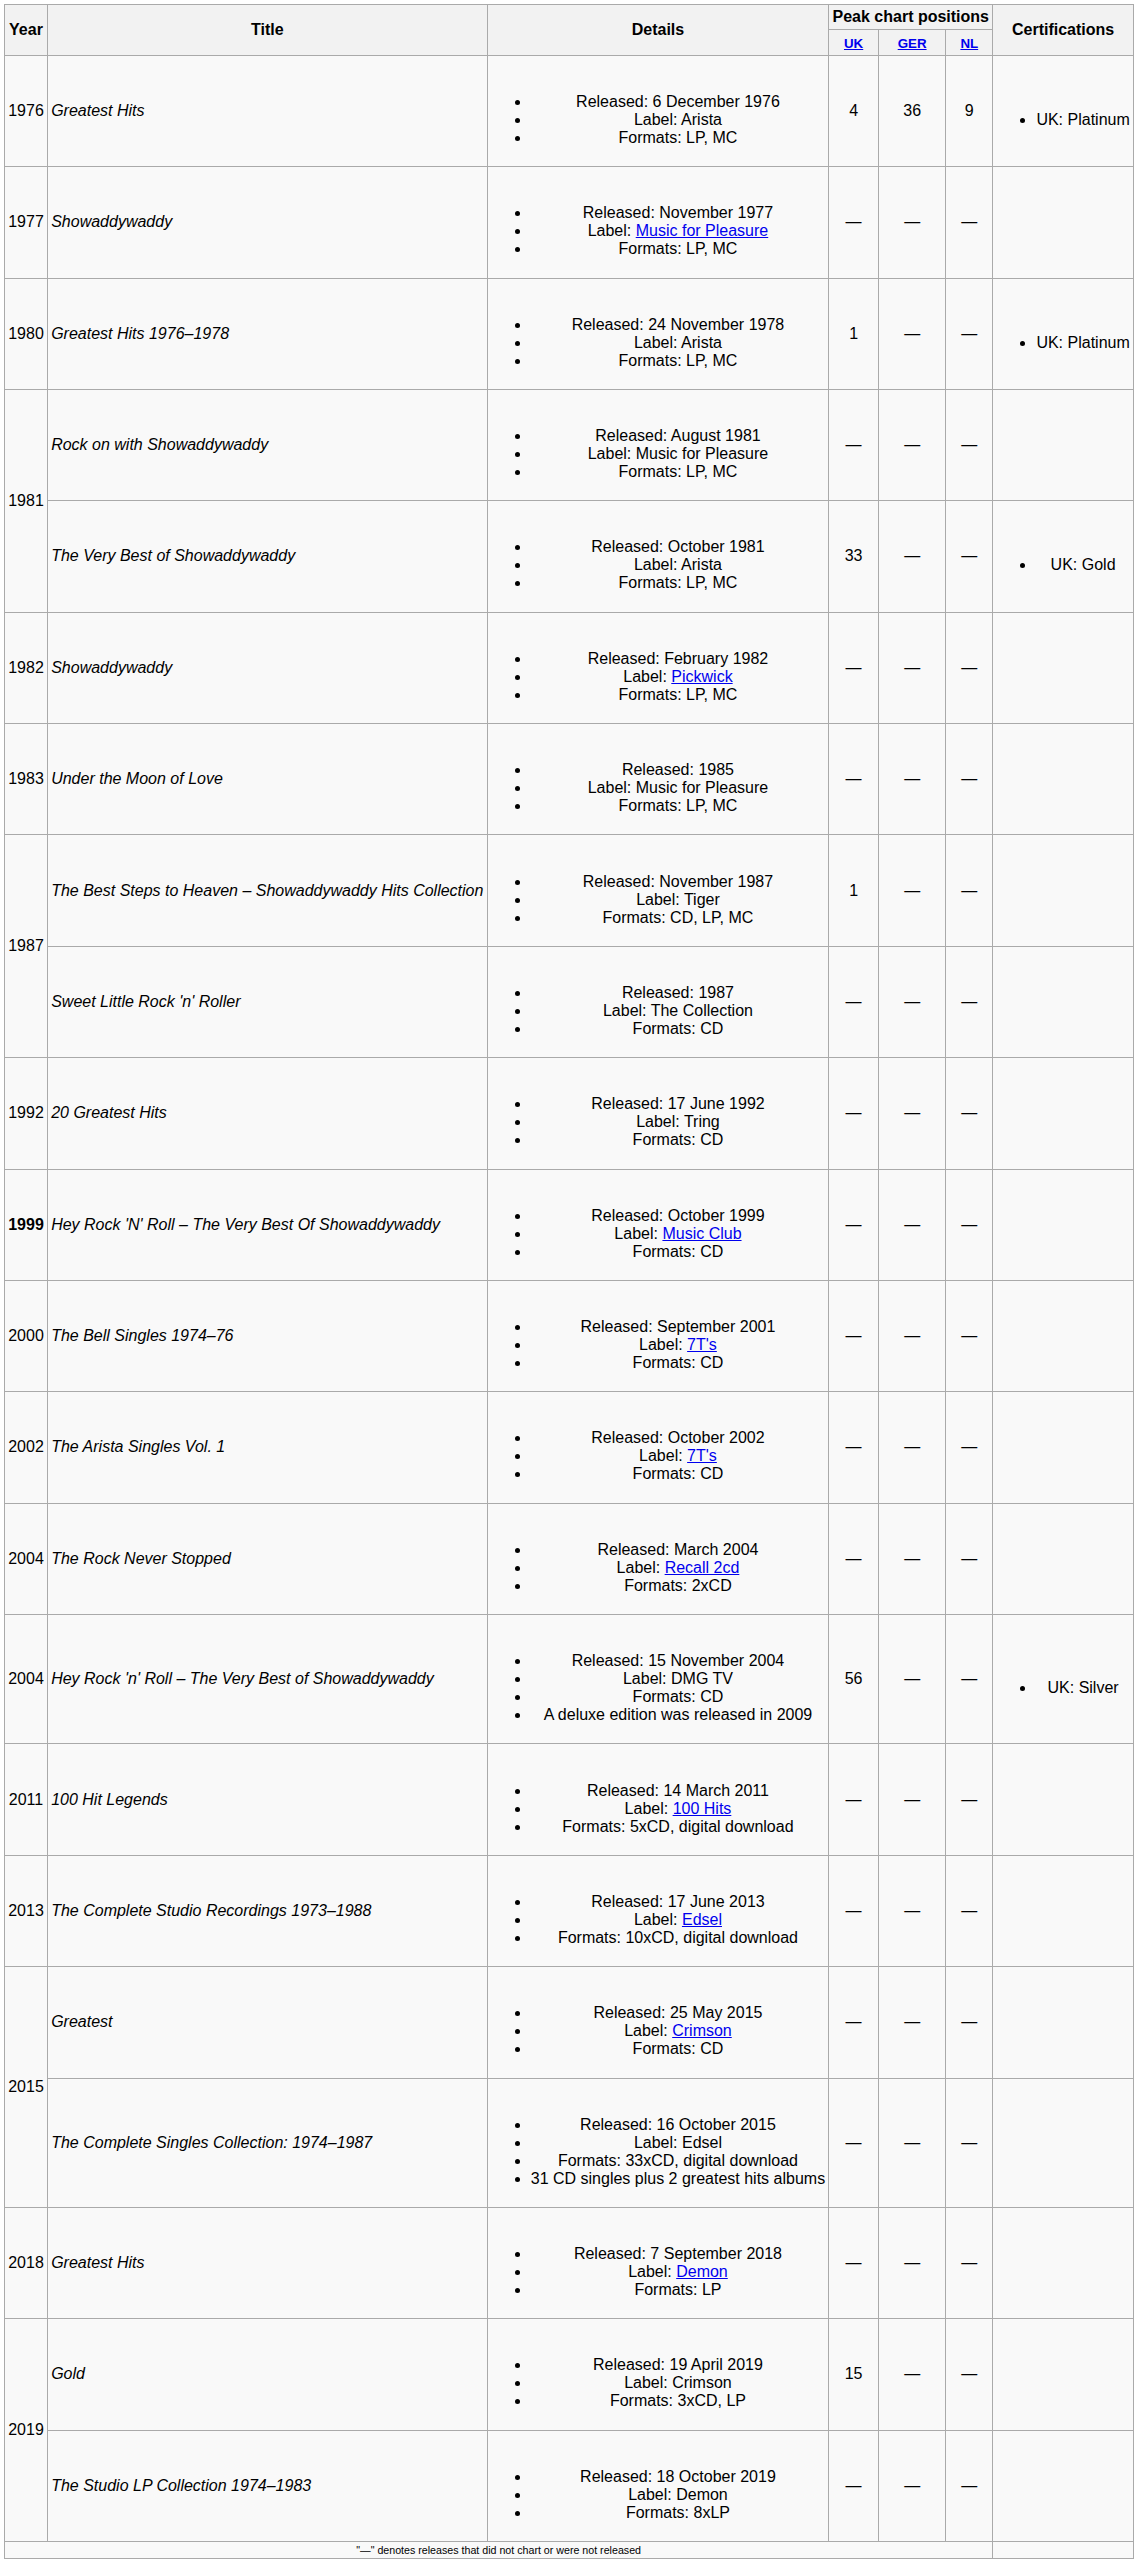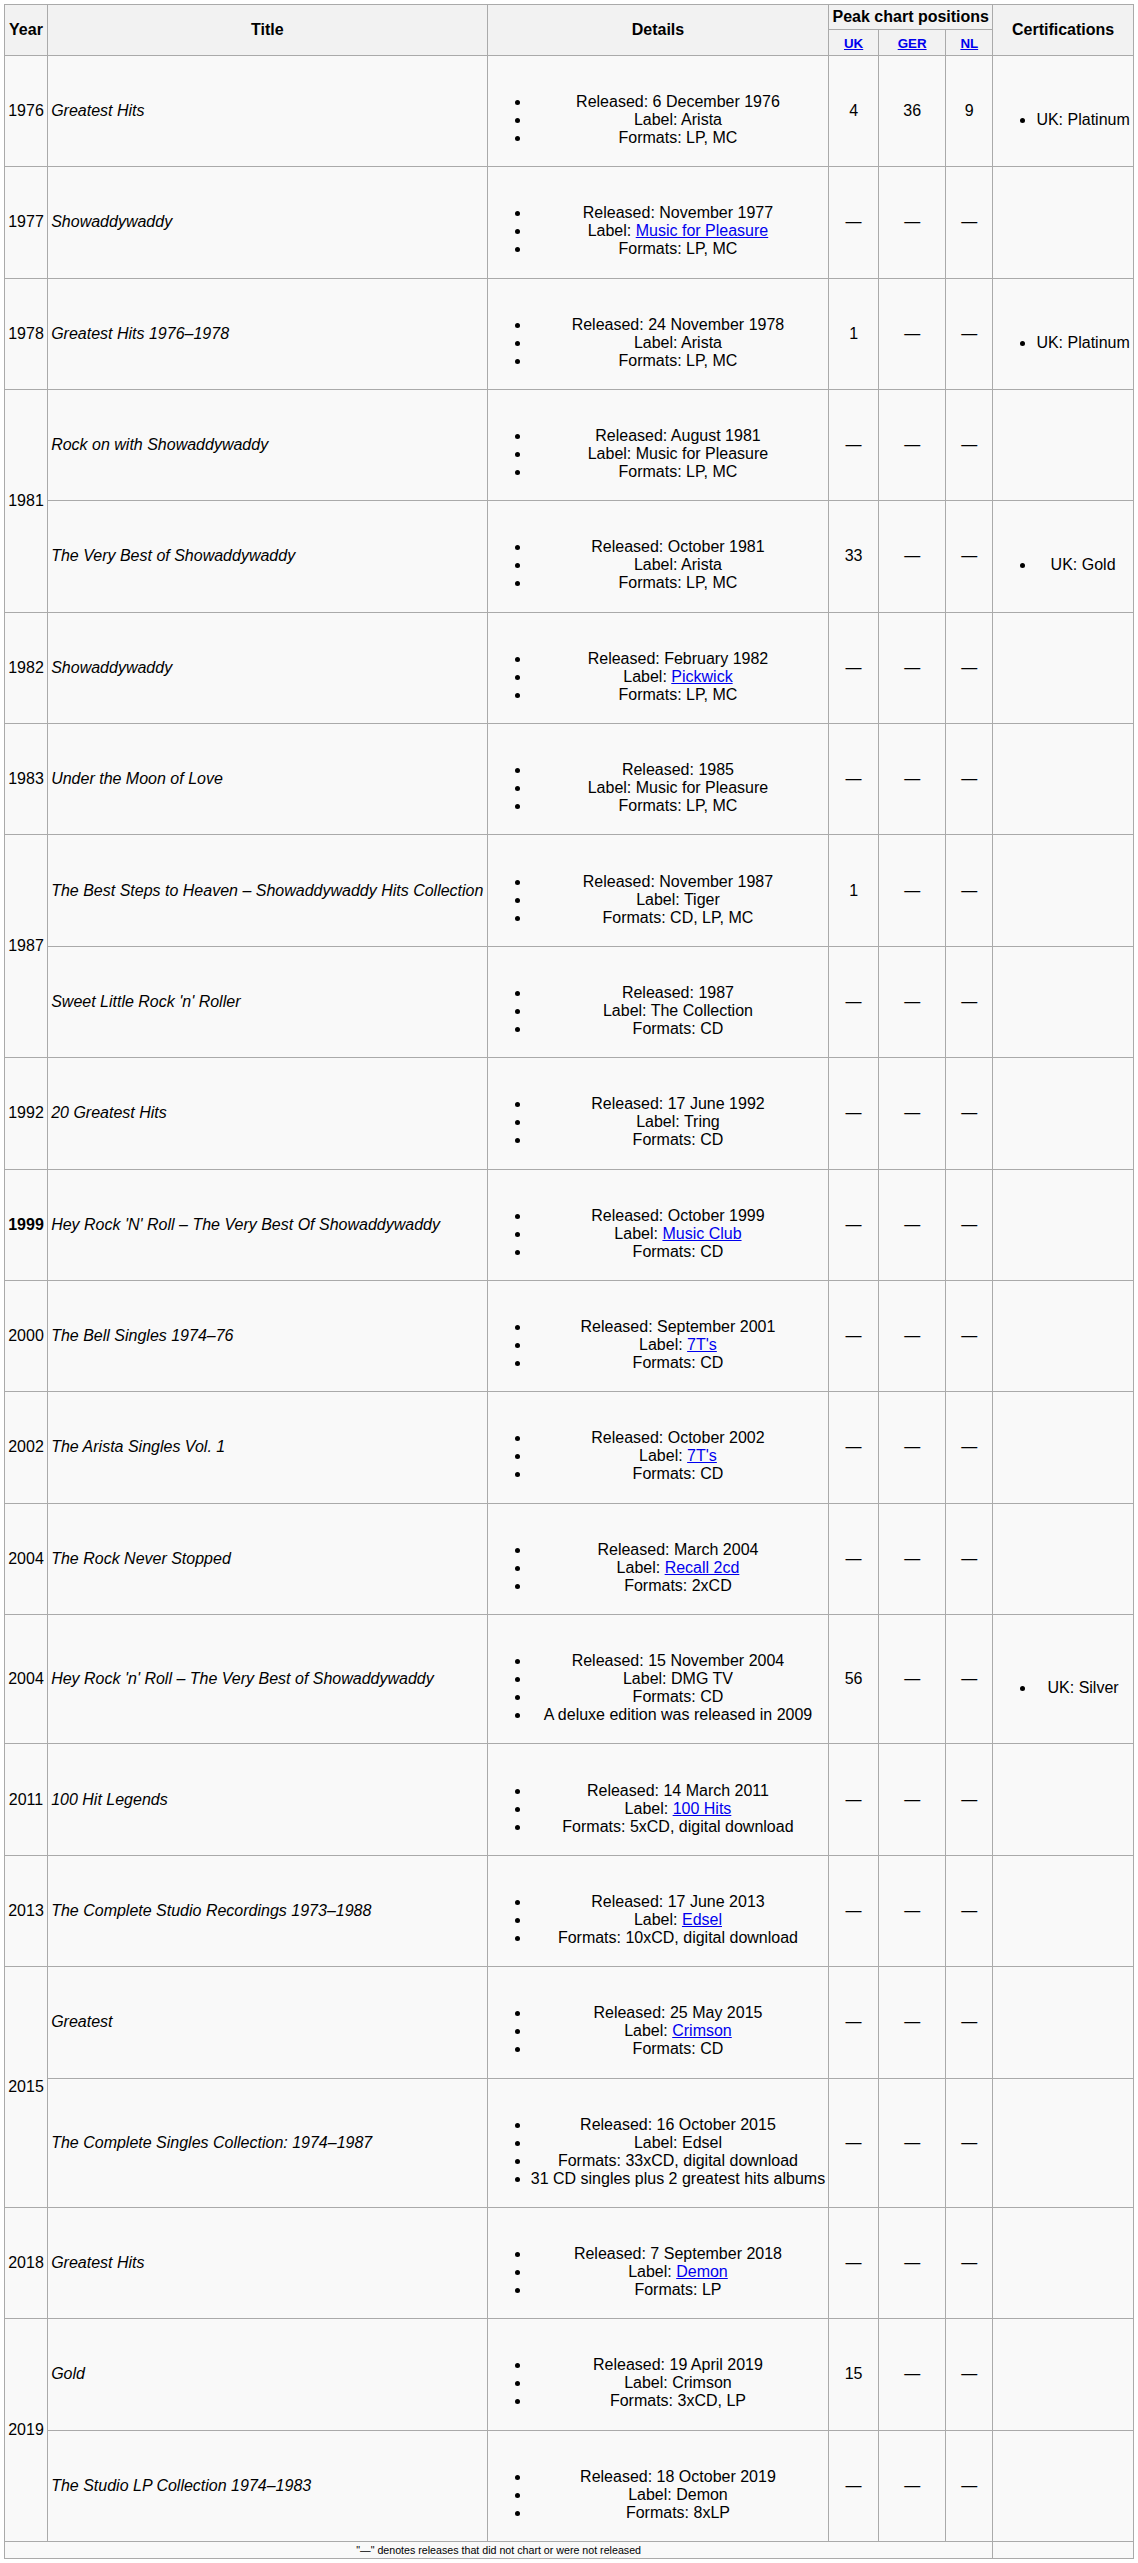(26, 333) 1980 -> (26, 333) 1978
